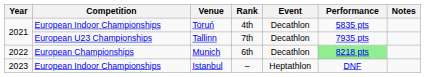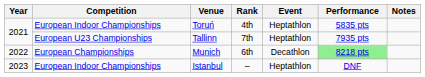(290, 25) Decathlon -> (290, 25) Heptathlon
(290, 39) Decathlon -> (290, 39) Heptathlon
